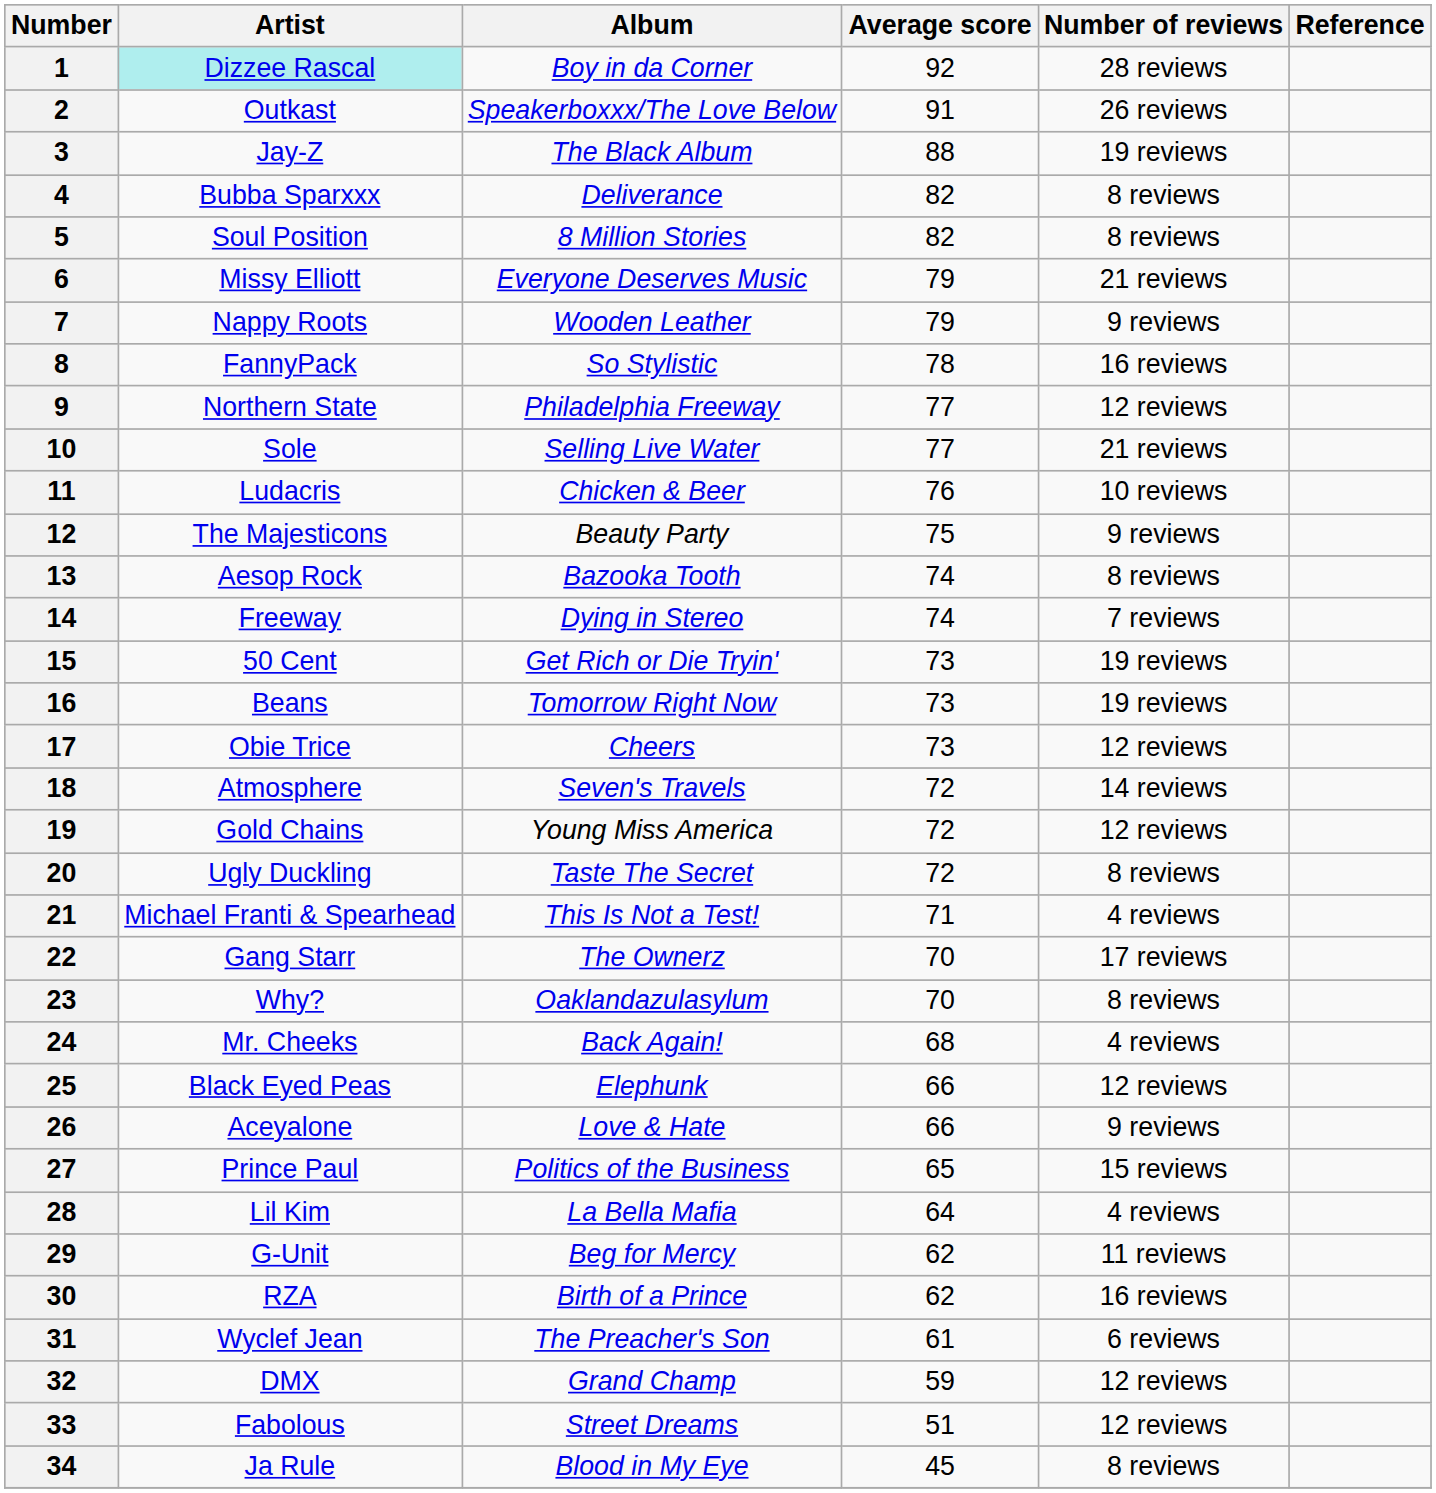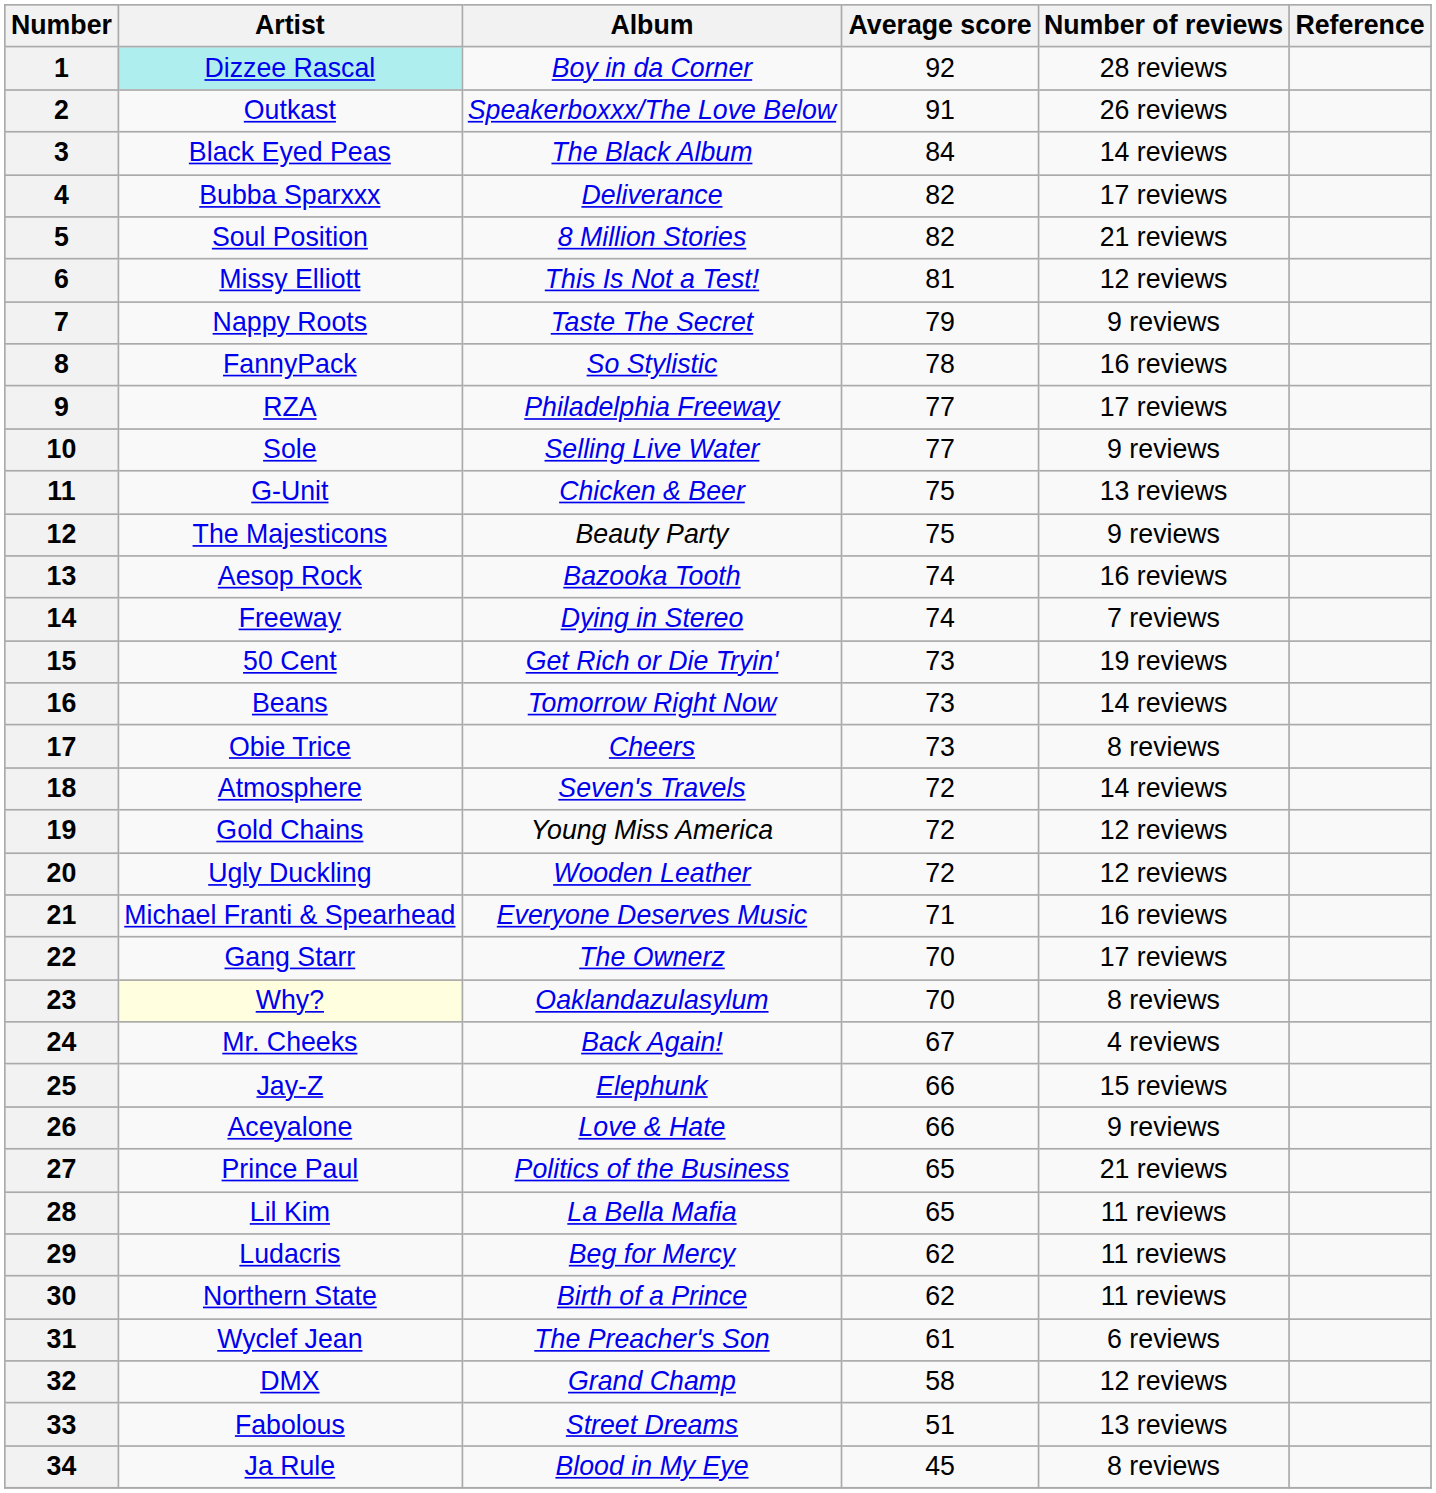(290, 152) Jay-Z -> (290, 152) Black Eyed Peas
(940, 152) 88 -> (940, 152) 84
(1164, 152) 19 reviews -> (1164, 152) 14 reviews
(1164, 195) 8 reviews -> (1164, 195) 17 reviews
(1164, 237) 8 reviews -> (1164, 237) 21 reviews
(652, 279) Everyone Deserves Music -> (652, 279) This Is Not a Test!
(940, 279) 79 -> (940, 279) 81
(1164, 279) 21 reviews -> (1164, 279) 12 reviews
(652, 322) Wooden Leather -> (652, 322) Taste The Secret
(290, 407) Northern State -> (290, 407) RZA
(1164, 407) 12 reviews -> (1164, 407) 17 reviews
(1164, 449) 21 reviews -> (1164, 449) 9 reviews
(290, 491) Ludacris -> (290, 491) G-Unit
(940, 491) 76 -> (940, 491) 75
(1164, 491) 10 reviews -> (1164, 491) 13 reviews
(1164, 576) 8 reviews -> (1164, 576) 16 reviews
(1164, 703) 19 reviews -> (1164, 703) 14 reviews
(1164, 746) 12 reviews -> (1164, 746) 8 reviews
(652, 873) Taste The Secret -> (652, 873) Wooden Leather
(1164, 873) 8 reviews -> (1164, 873) 12 reviews
(652, 915) This Is Not a Test! -> (652, 915) Everyone Deserves Music
(1164, 915) 4 reviews -> (1164, 915) 16 reviews
(290, 1000) no background -> (290, 1000) lightyellow background
(940, 1042) 68 -> (940, 1042) 67
(290, 1085) Black Eyed Peas -> (290, 1085) Jay-Z
(1164, 1085) 12 reviews -> (1164, 1085) 15 reviews
(1164, 1169) 15 reviews -> (1164, 1169) 21 reviews
(940, 1212) 64 -> (940, 1212) 65
(1164, 1212) 4 reviews -> (1164, 1212) 11 reviews
(290, 1254) G-Unit -> (290, 1254) Ludacris
(290, 1296) RZA -> (290, 1296) Northern State
(1164, 1296) 16 reviews -> (1164, 1296) 11 reviews
(940, 1381) 59 -> (940, 1381) 58
(1164, 1424) 12 reviews -> (1164, 1424) 13 reviews
